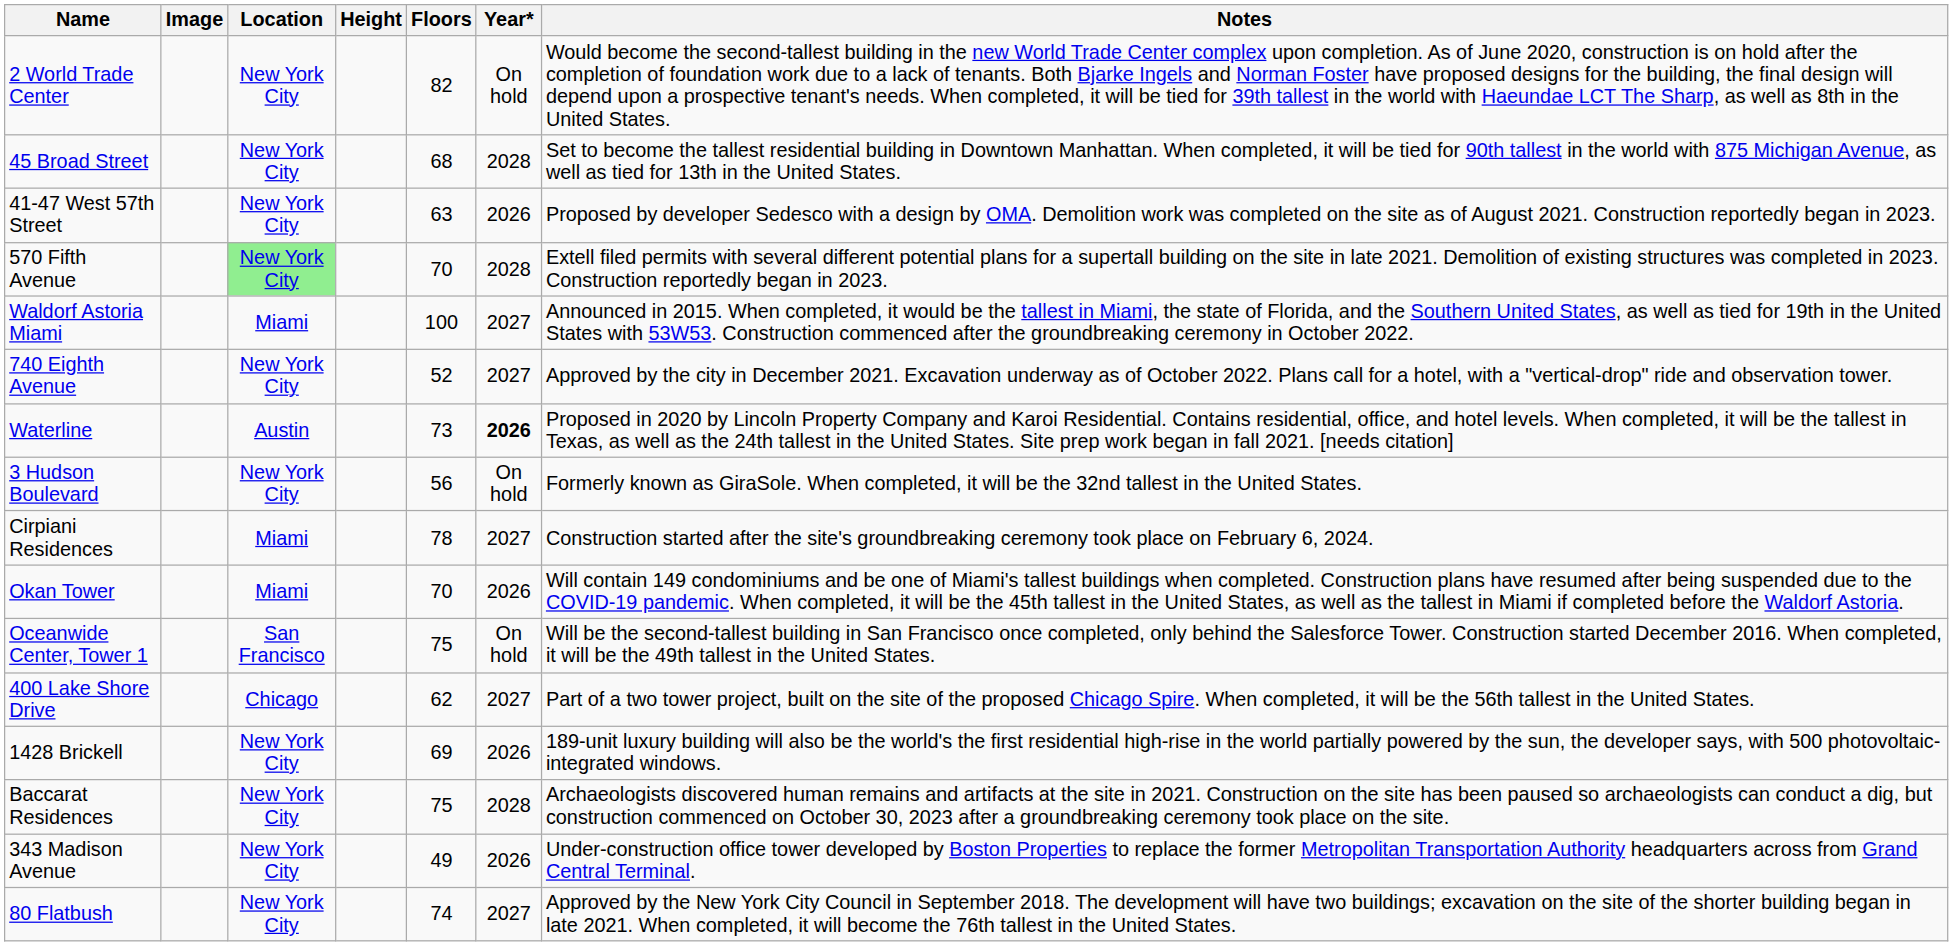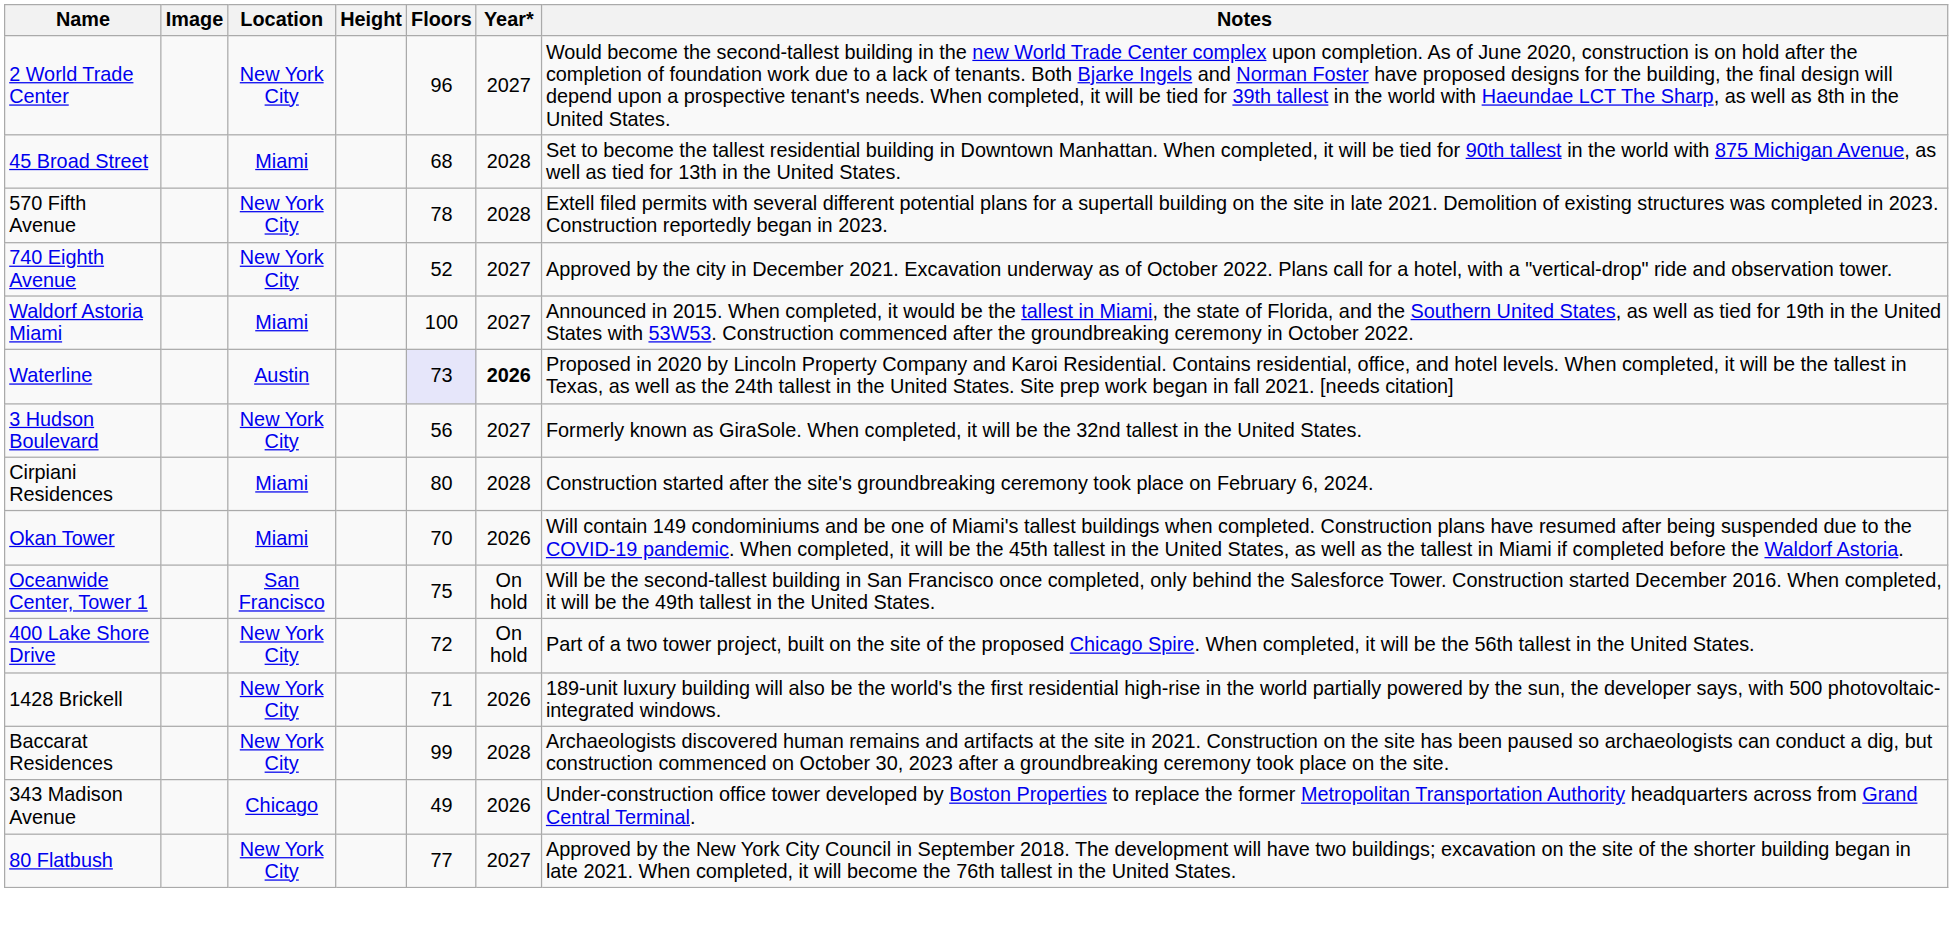(441, 85) 82 -> (441, 85) 96
(509, 85) On hold -> (509, 85) 2027
(282, 161) New York City -> (282, 161) Miami
- row: (82, 215)
(282, 268) lightgreen background -> (282, 215) no background
(441, 268) 70 -> (441, 215) 78
rows swapped: (57, 376) <-> (76, 322)
(441, 430) no background -> (441, 376) lavender background
(509, 483) On hold -> (509, 430) 2027
(441, 537) 78 -> (441, 483) 80
(509, 537) 2027 -> (509, 483) 2028
(282, 699) Chicago -> (282, 645) New York City
(441, 699) 62 -> (441, 645) 72
(509, 699) 2027 -> (509, 645) On hold
(441, 752) 69 -> (441, 699) 71
(441, 806) 75 -> (441, 752) 99
(282, 860) New York City -> (282, 806) Chicago
(441, 914) 74 -> (441, 860) 77
